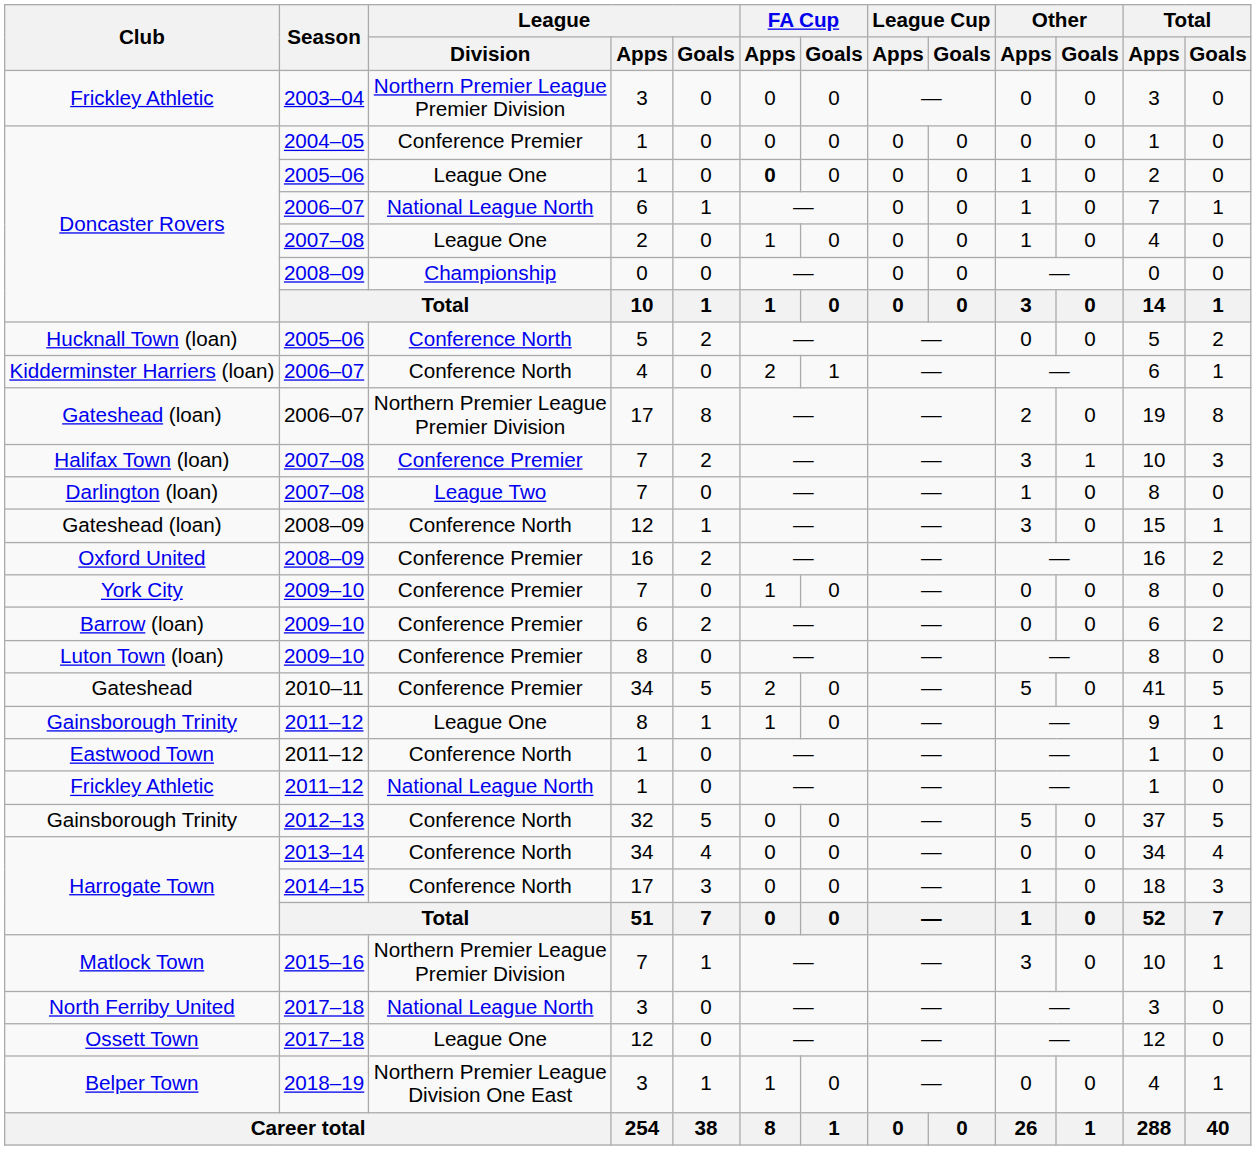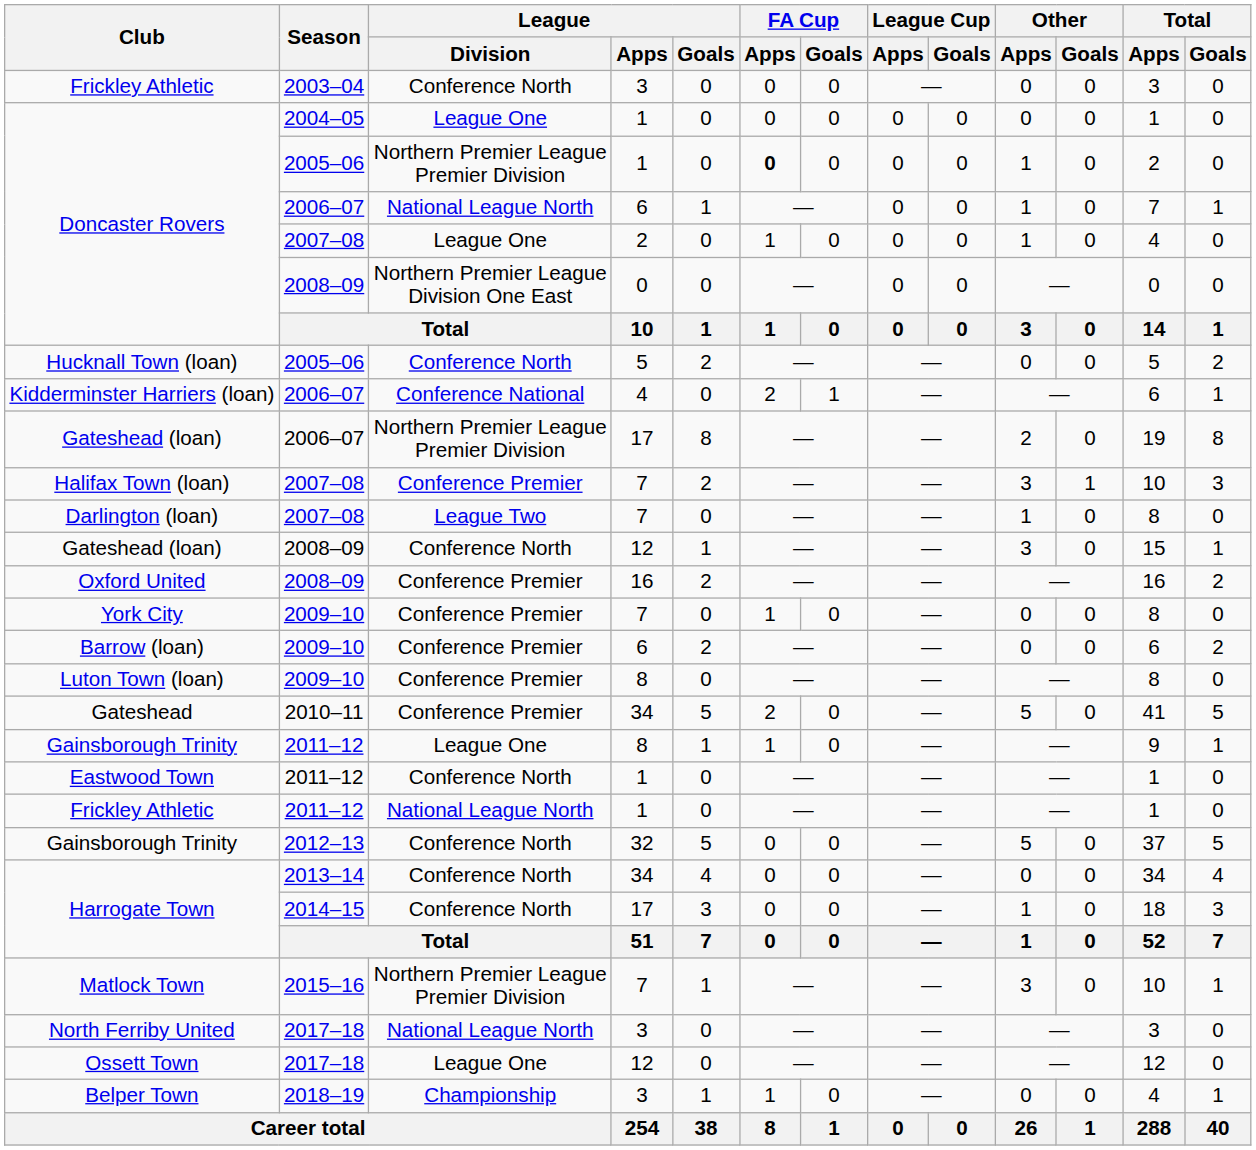(490, 97) Northern Premier League Premier Division -> (490, 86) Conference North
(490, 142) Conference Premier -> (490, 119) League One
(490, 175) League One -> (490, 163) Northern Premier League Premier Division
(490, 273) Championship -> (490, 284) Northern Premier League Division One East
(490, 371) Conference North -> (490, 394) Conference National
(490, 1084) Northern Premier League Division One East -> (490, 1095) Championship
